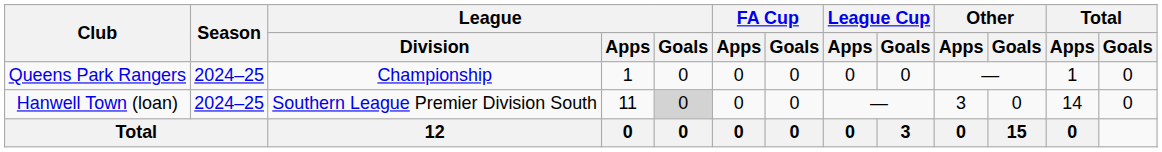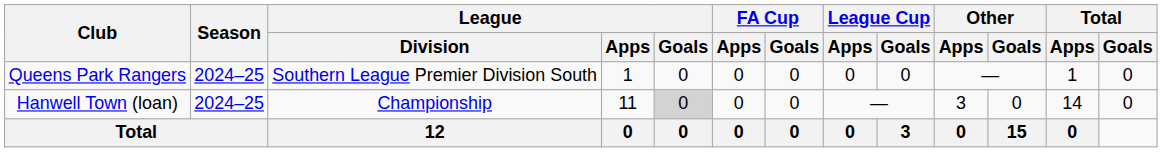(435, 75) Championship -> (435, 75) Southern League Premier Division South
(435, 103) Southern League Premier Division South -> (435, 103) Championship
